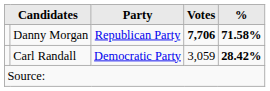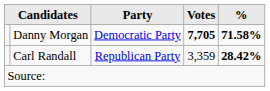(138, 34) Republican Party -> (138, 34) Democratic Party
(201, 34) 7,706 -> (201, 34) 7,705
(138, 55) Democratic Party -> (138, 55) Republican Party
(201, 55) 3,059 -> (201, 55) 3,359
